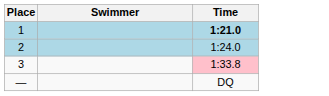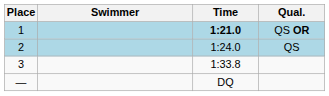+ column: (292, 13)
(226, 64) pink background -> (226, 64) no background
